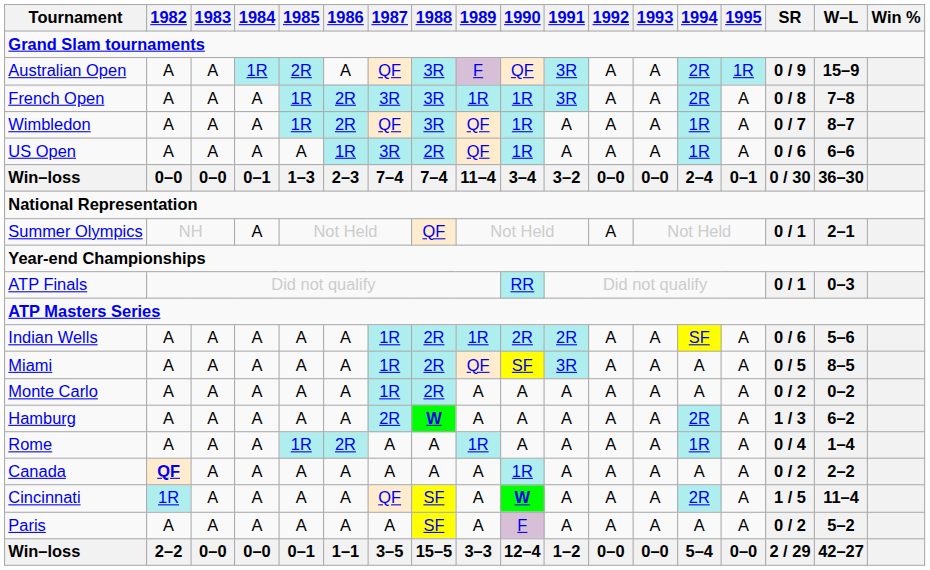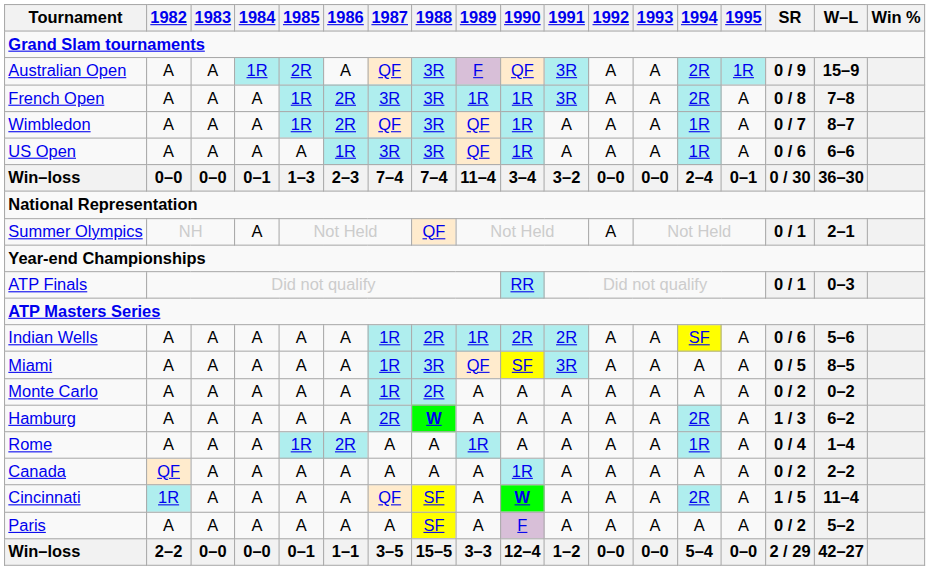(434, 150) 2R -> (434, 150) 3R
(434, 364) 2R -> (434, 364) 3R
(169, 471) bold -> (169, 471) normal
